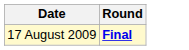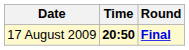+ column: (119, 14)
